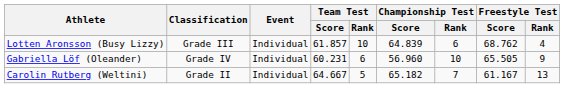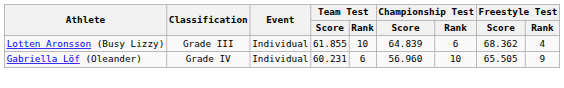(330, 43) 61.857 -> (330, 43) 61.855
(501, 43) 68.762 -> (501, 43) 68.362
- row: (77, 75)
